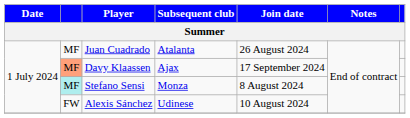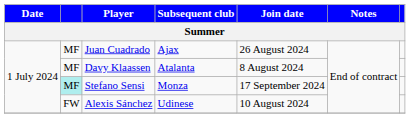(176, 50) Atalanta -> (168, 50) Ajax
(71, 68) lightsalmon background -> (71, 68) no background
(168, 68) Ajax -> (176, 68) Atalanta
(282, 68) 17 September 2024 -> (271, 68) 8 August 2024
(271, 86) 8 August 2024 -> (282, 86) 17 September 2024
